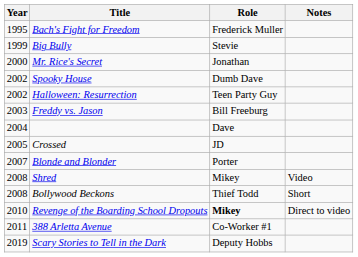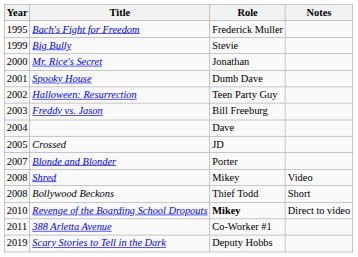(17, 78) 2002 -> (17, 78) 2001
